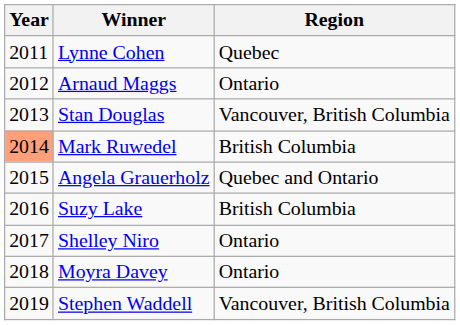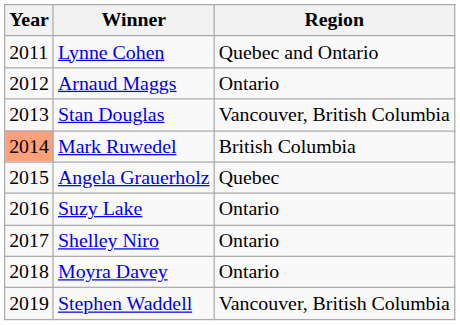(249, 51) Quebec -> (299, 51) Quebec and Ontario
(299, 177) Quebec and Ontario -> (249, 177) Quebec
(287, 209) British Columbia -> (249, 209) Ontario
